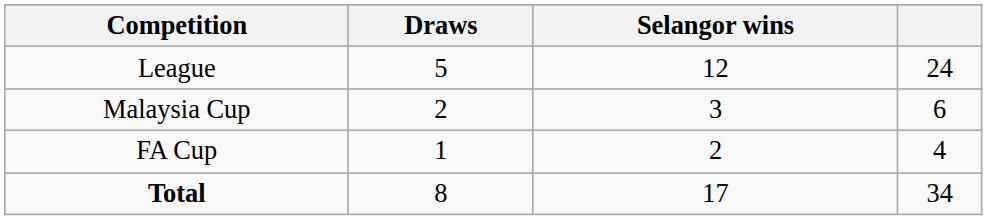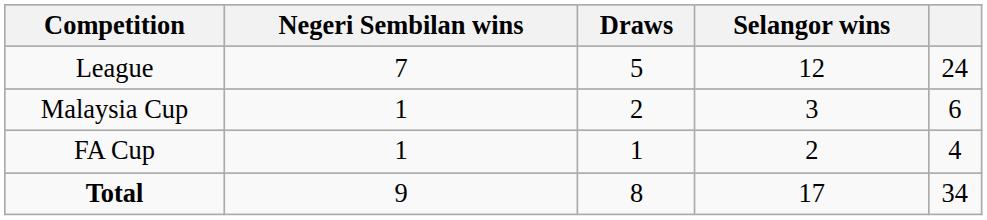+ column: (401, 25)
